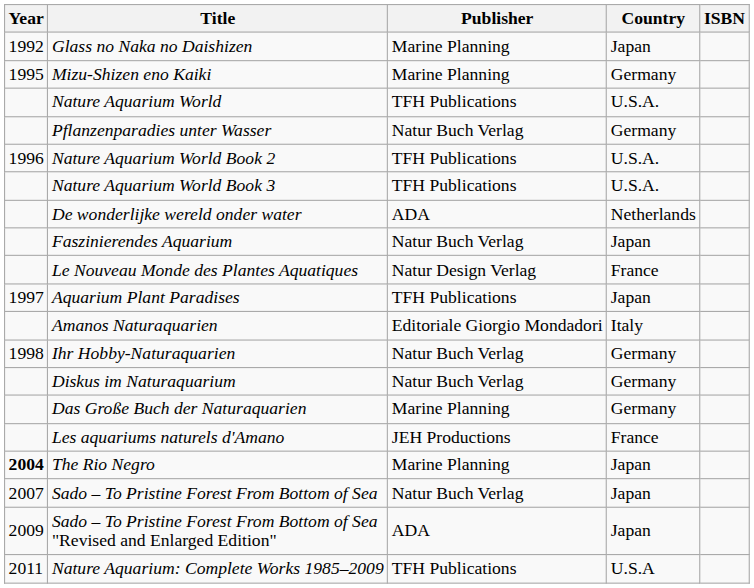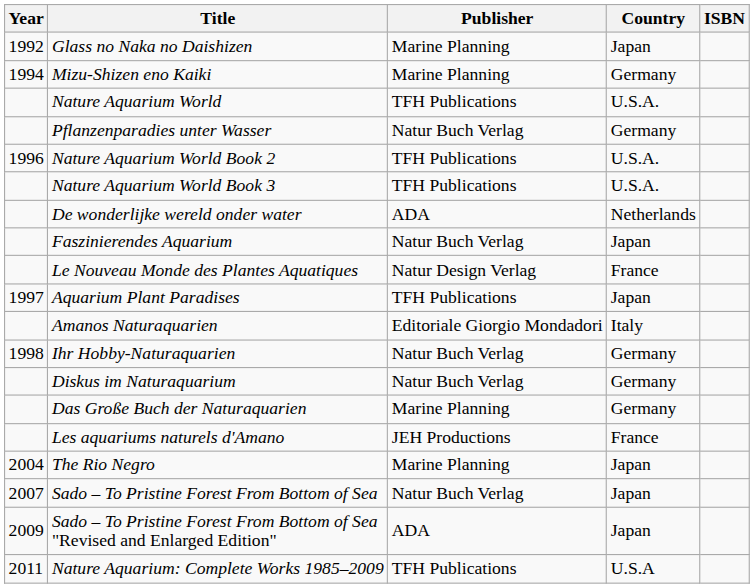(26, 74) 1995 -> (26, 74) 1994
(26, 465) bold -> (26, 465) normal
